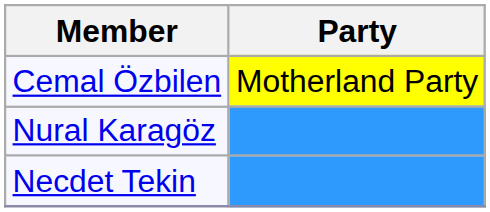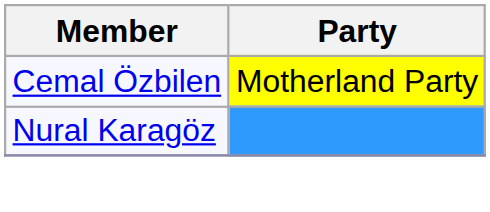- row: (104, 181)
